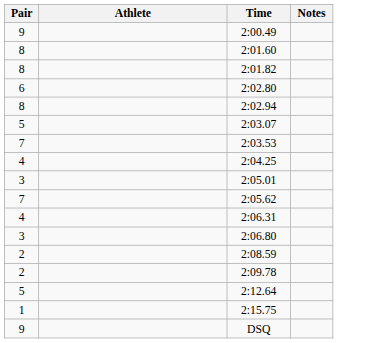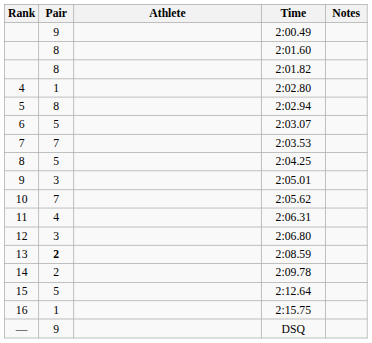+ column: (22, 13)
(22, 87) 6 -> (56, 87) 1
(22, 161) 4 -> (56, 161) 5
(22, 254) normal -> (56, 254) bold
